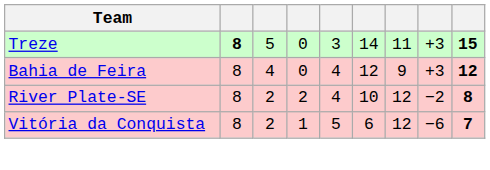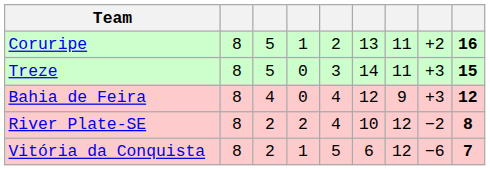+ row: (48, 45)
(237, 45) bold -> (237, 71) normal
